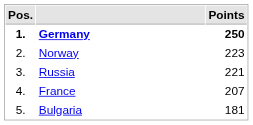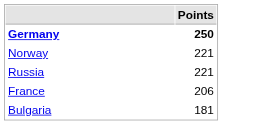- column: (21, 15)
(235, 53) 223 -> (204, 53) 221
(235, 91) 207 -> (204, 91) 206
